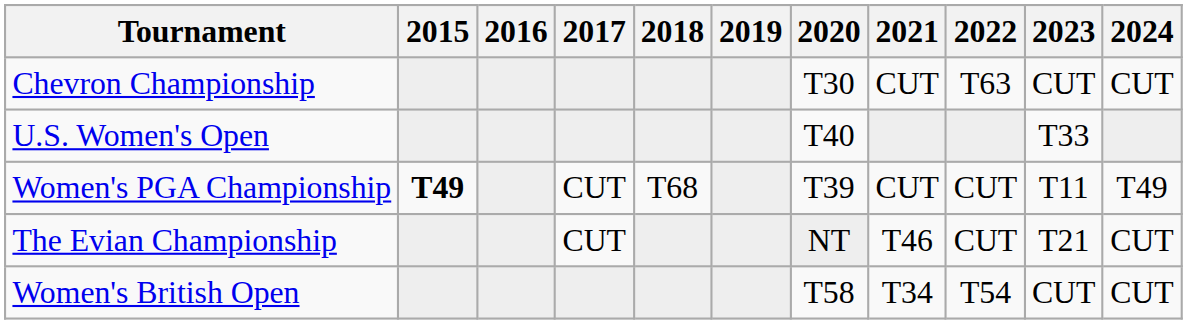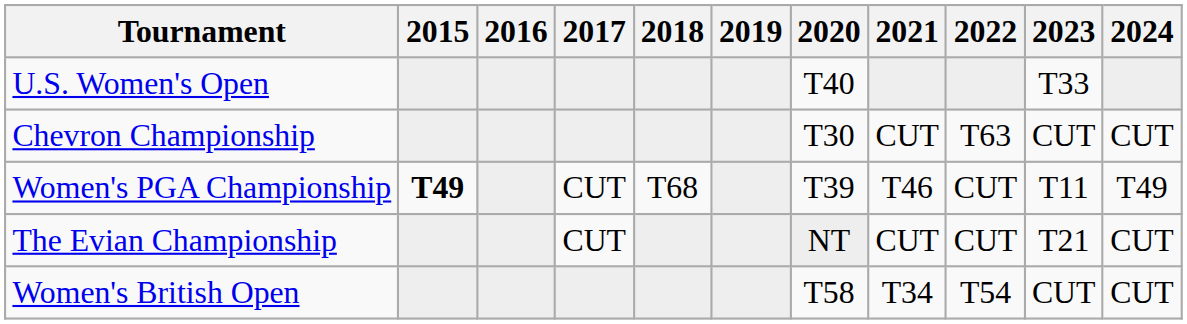rows swapped: (164, 83) <-> (141, 135)
(907, 188) CUT -> (907, 188) T46
(907, 240) T46 -> (907, 240) CUT
